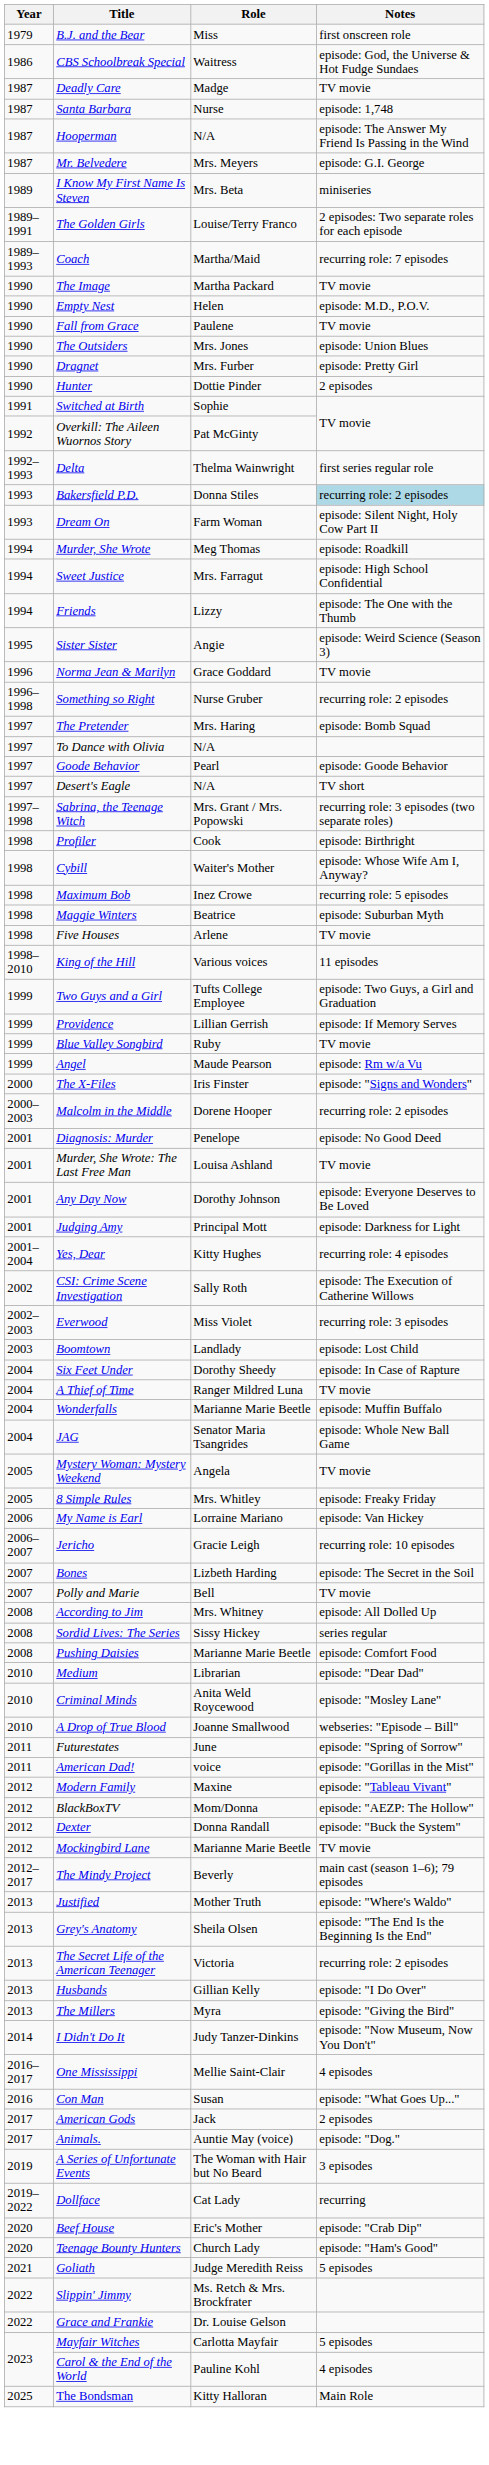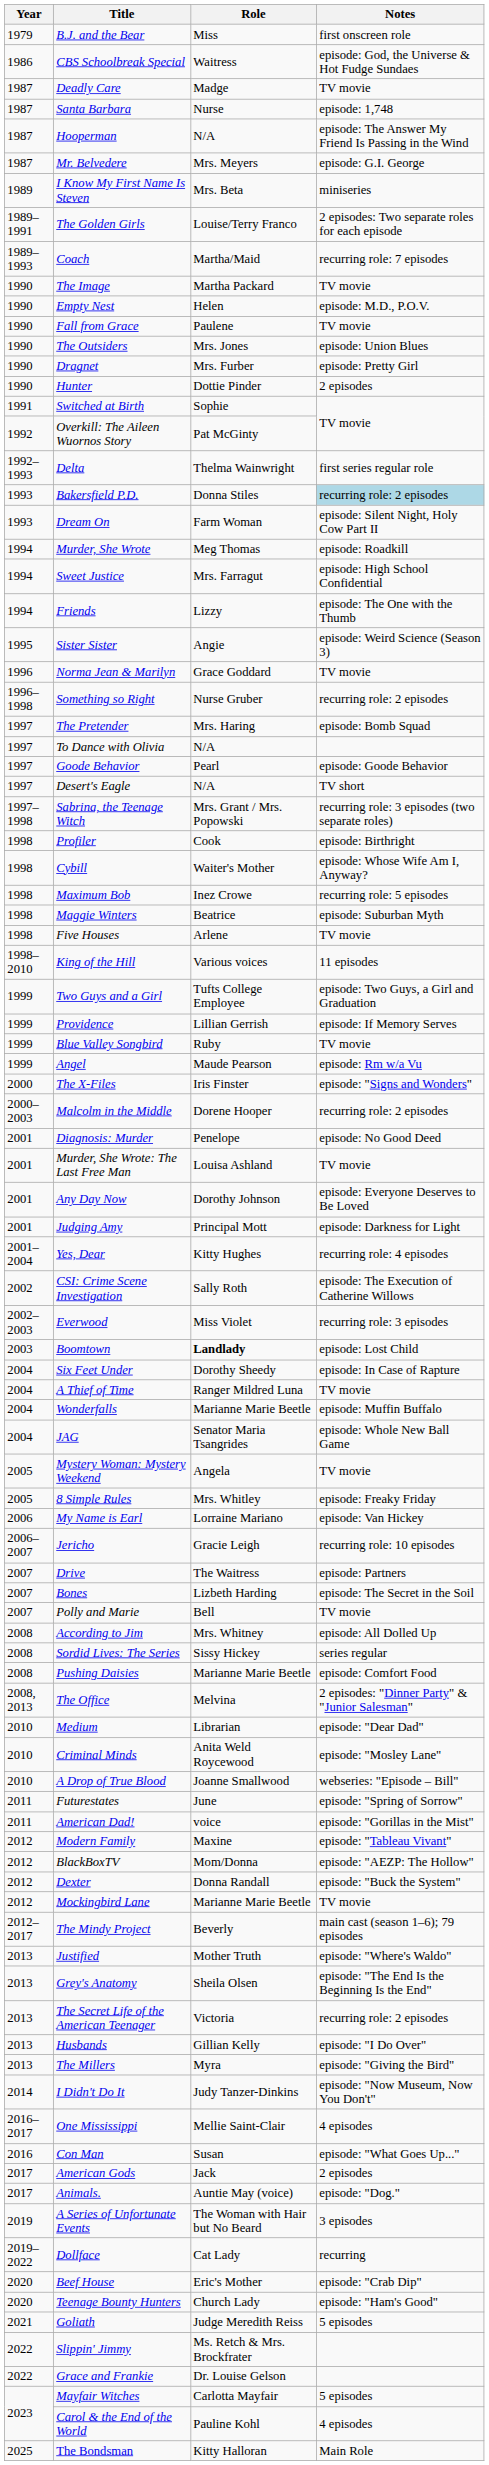(217, 1349) normal -> (219, 1349) bold
+ row: (71, 1572)
+ row: (83, 1700)
